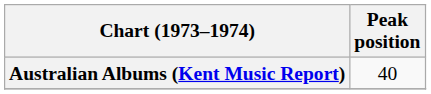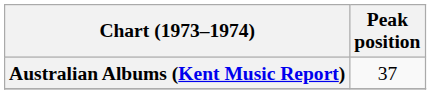(387, 72) 40 -> (387, 72) 37
